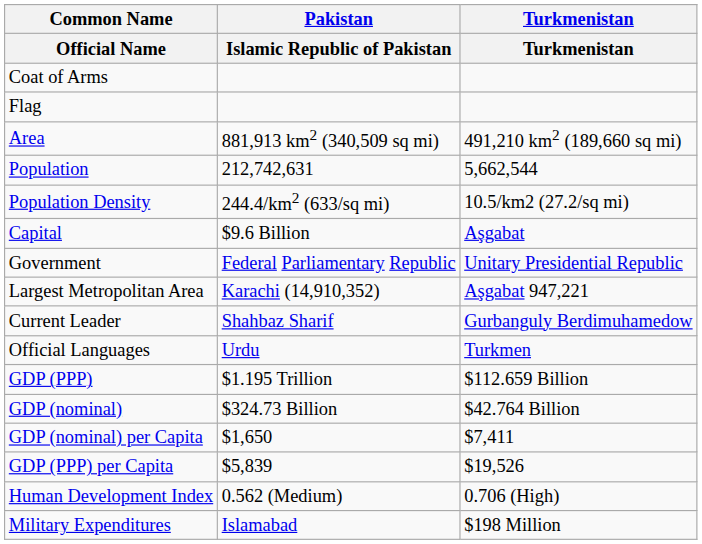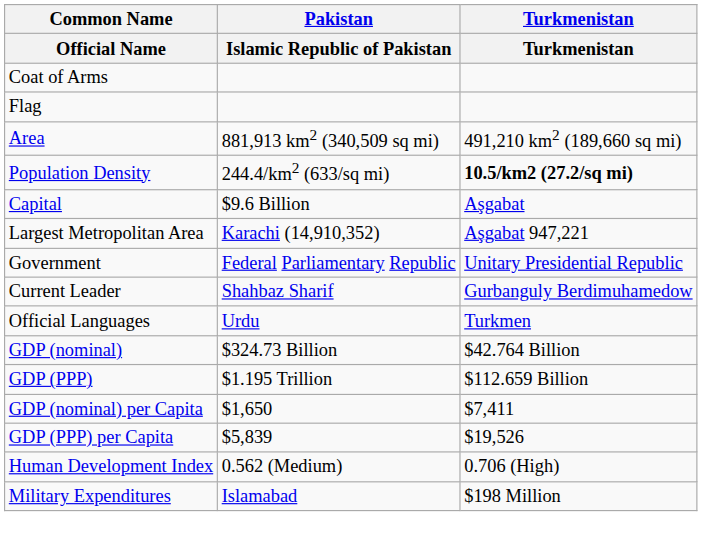- row: (49, 169)
(546, 201) normal -> (549, 172) bold
rows swapped: (106, 291) <-> (55, 262)
rows swapped: (65, 408) <-> (51, 379)
